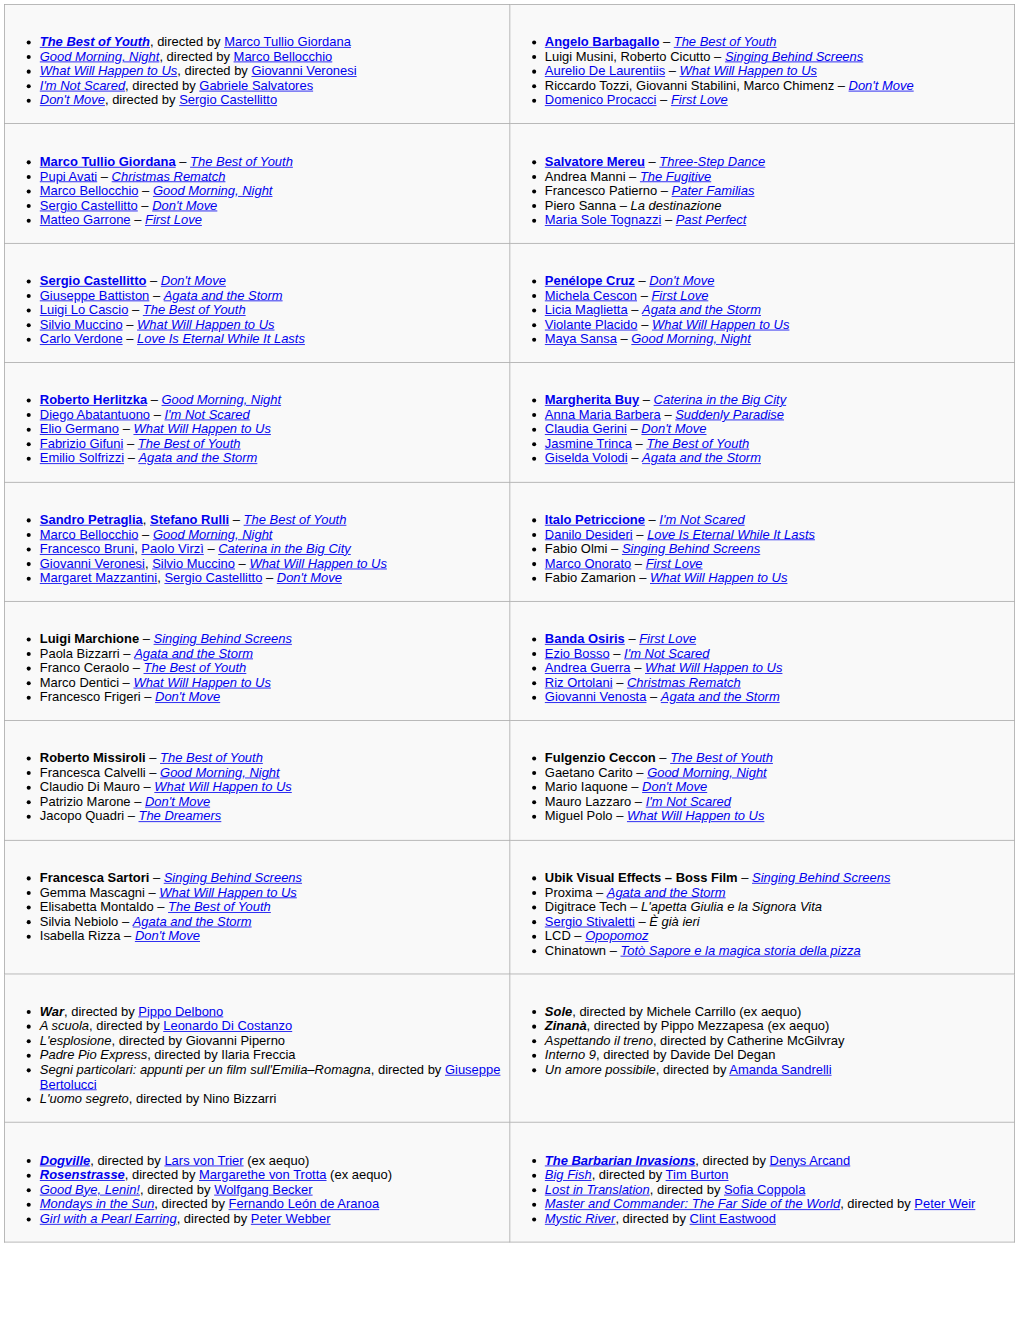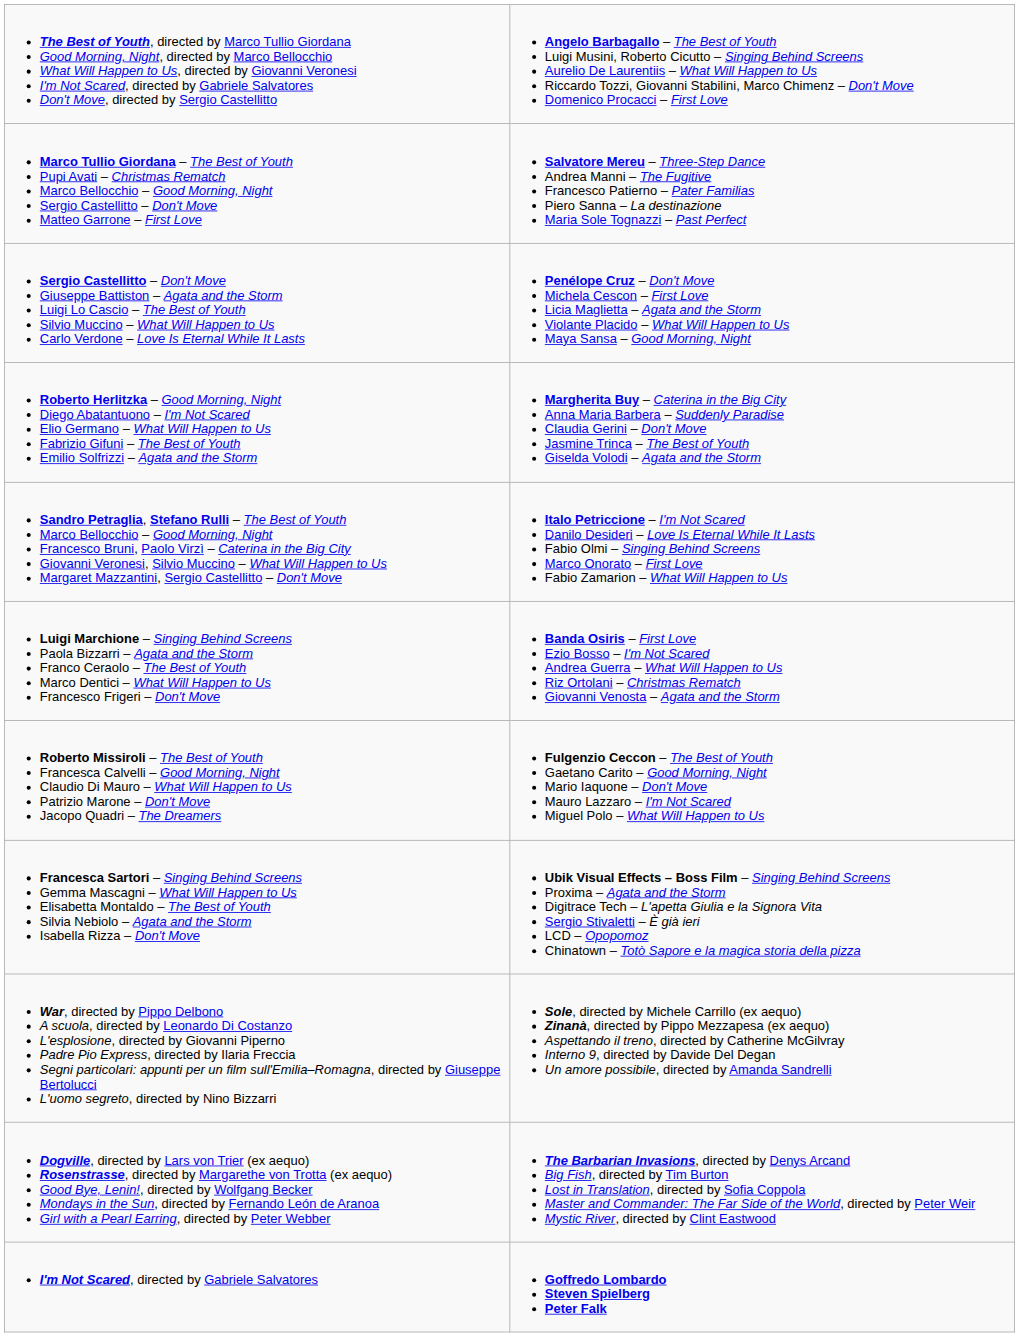+ row: (257, 1280)
